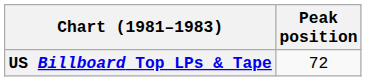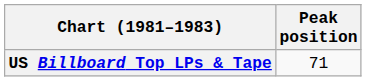(319, 63) 72 -> (319, 63) 71
